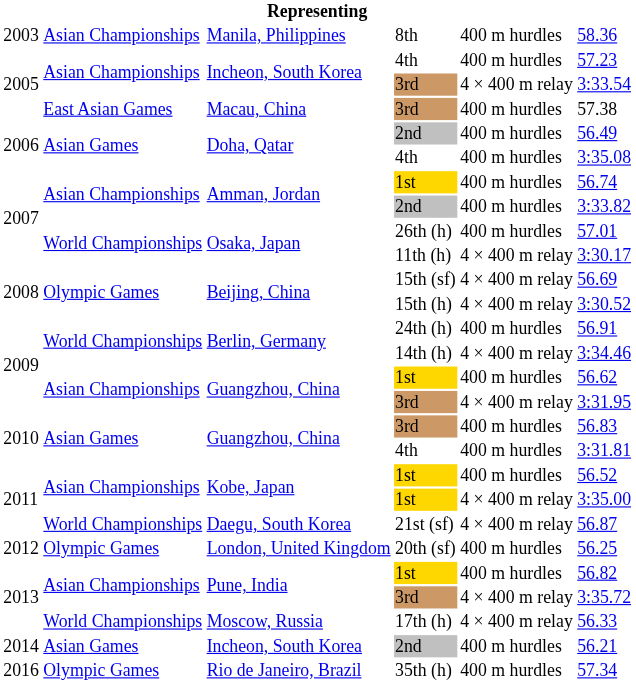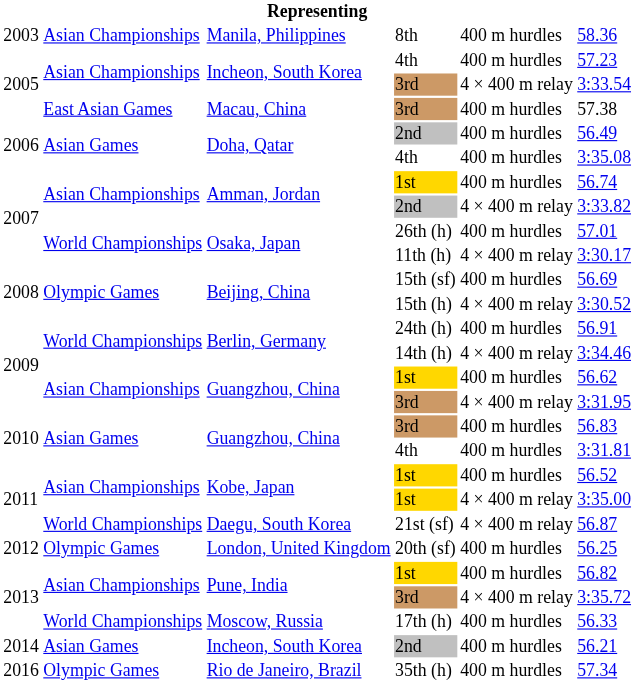(511, 206) 400 m hurdles -> (516, 206) 4 × 400 m relay
(516, 279) 4 × 400 m relay -> (511, 279) 400 m hurdles
(516, 621) 4 × 400 m relay -> (511, 621) 400 m hurdles
